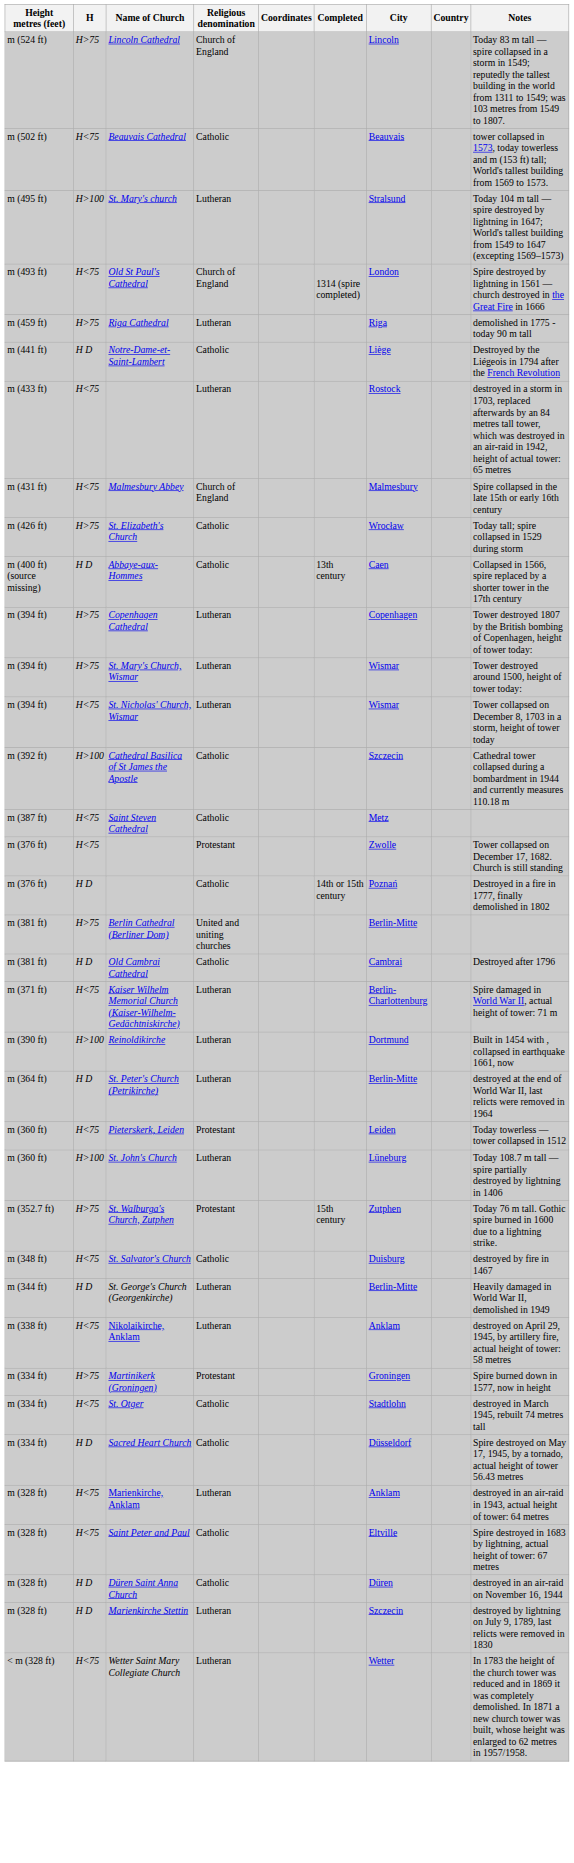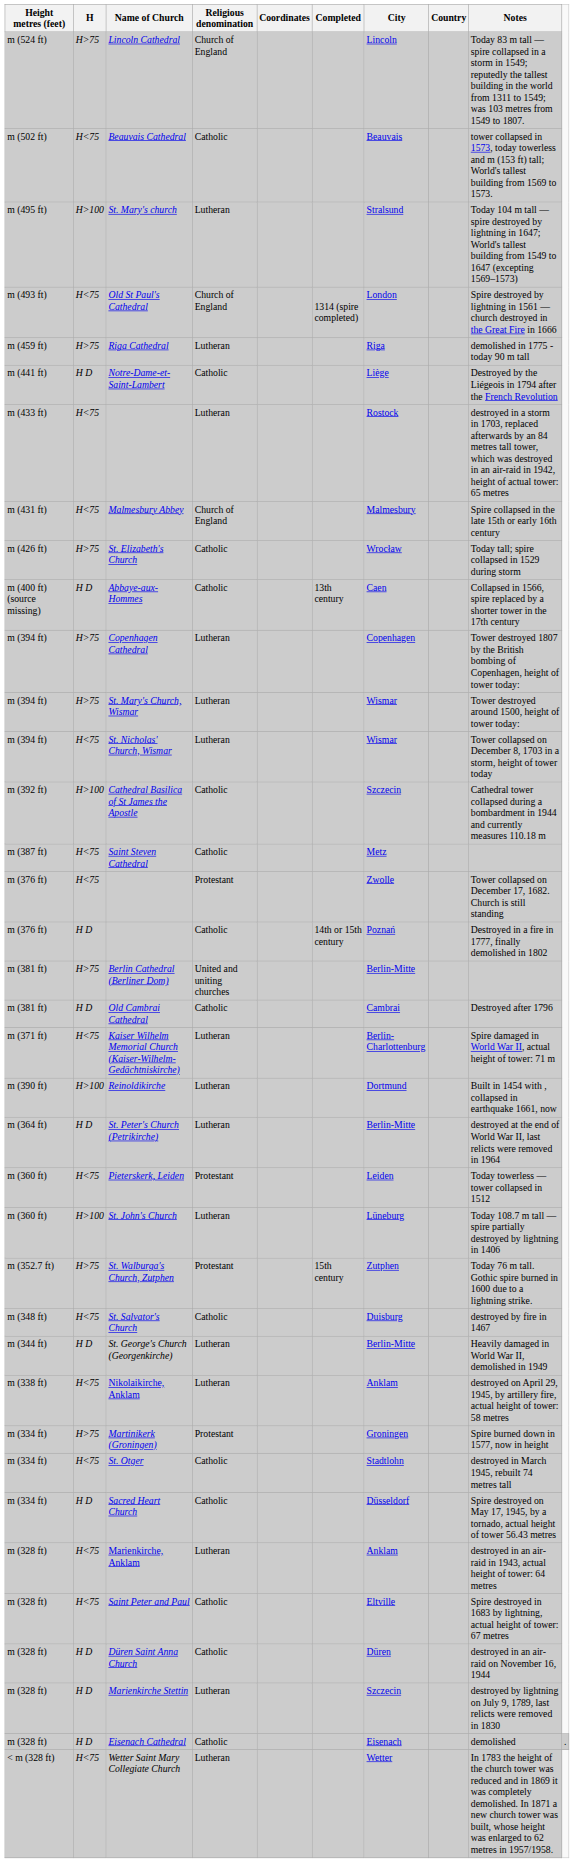+ row: (147, 1741)
